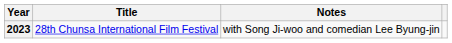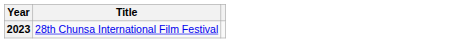- column: (331, 12)
